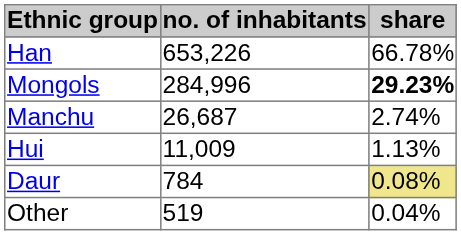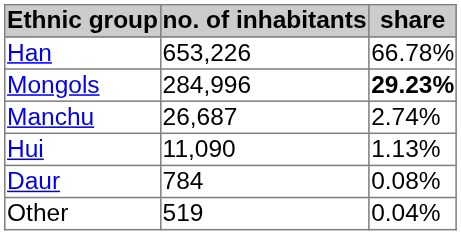(199, 149) 11,009 -> (199, 149) 11,090
(406, 181) khaki background -> (406, 181) no background
